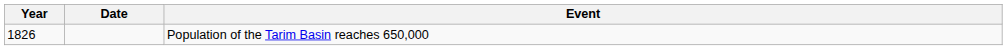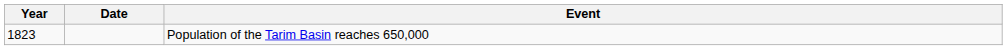(21, 34) 1826 -> (21, 34) 1823
